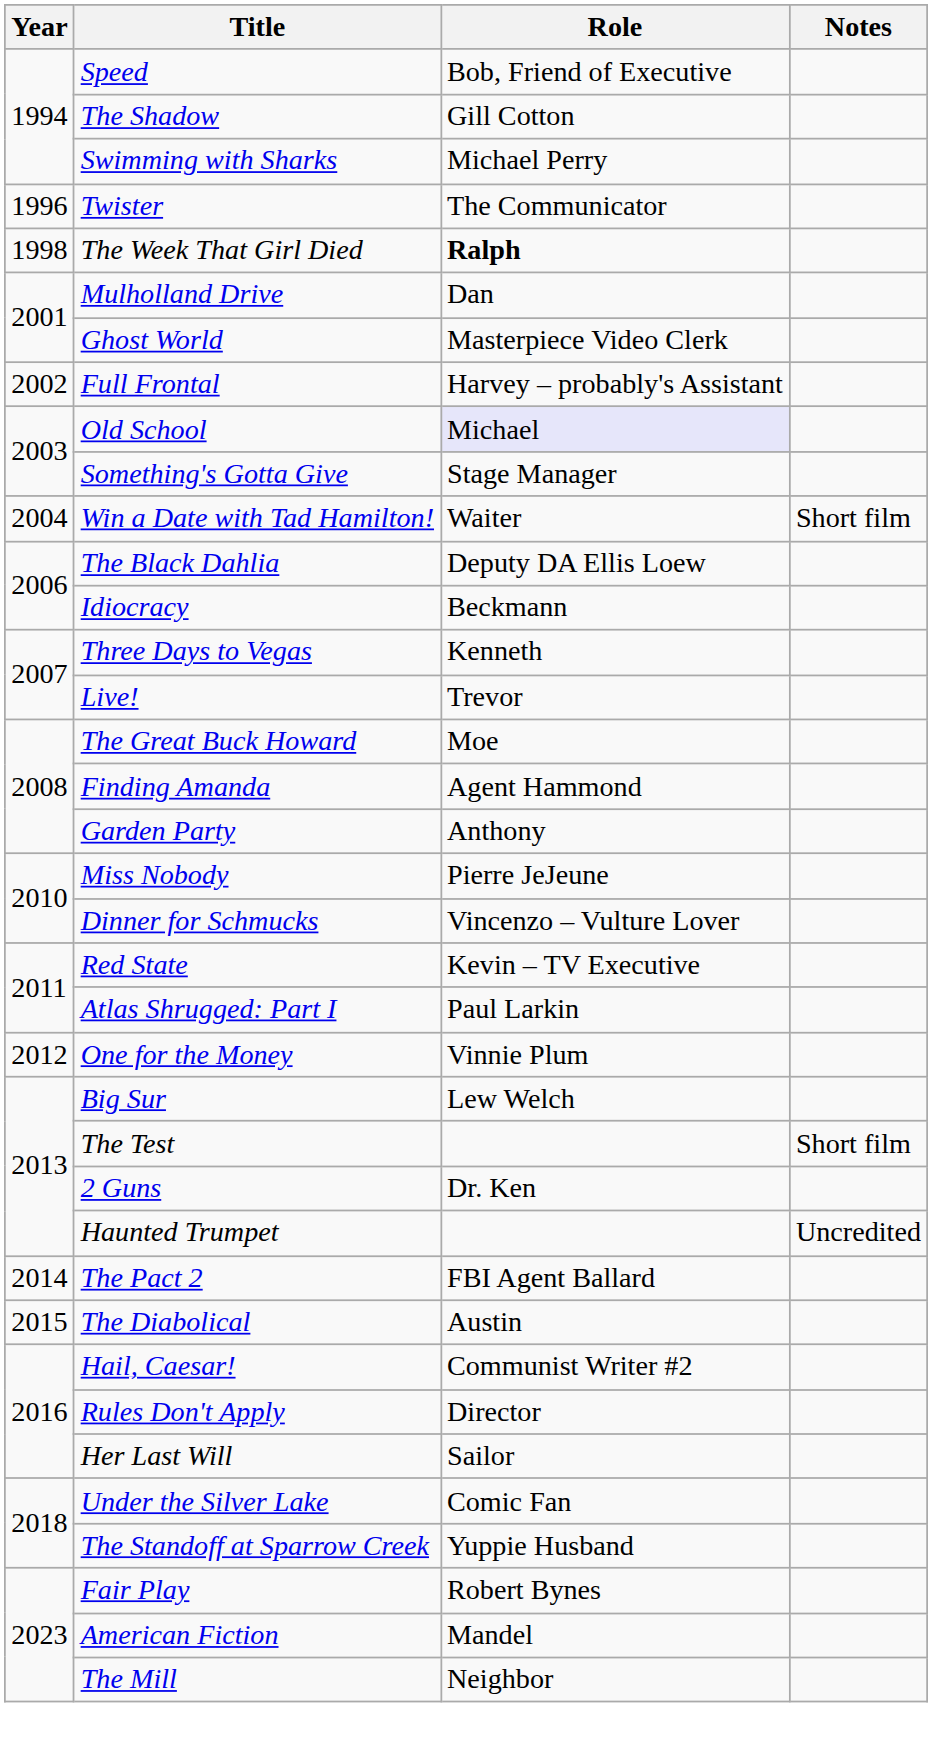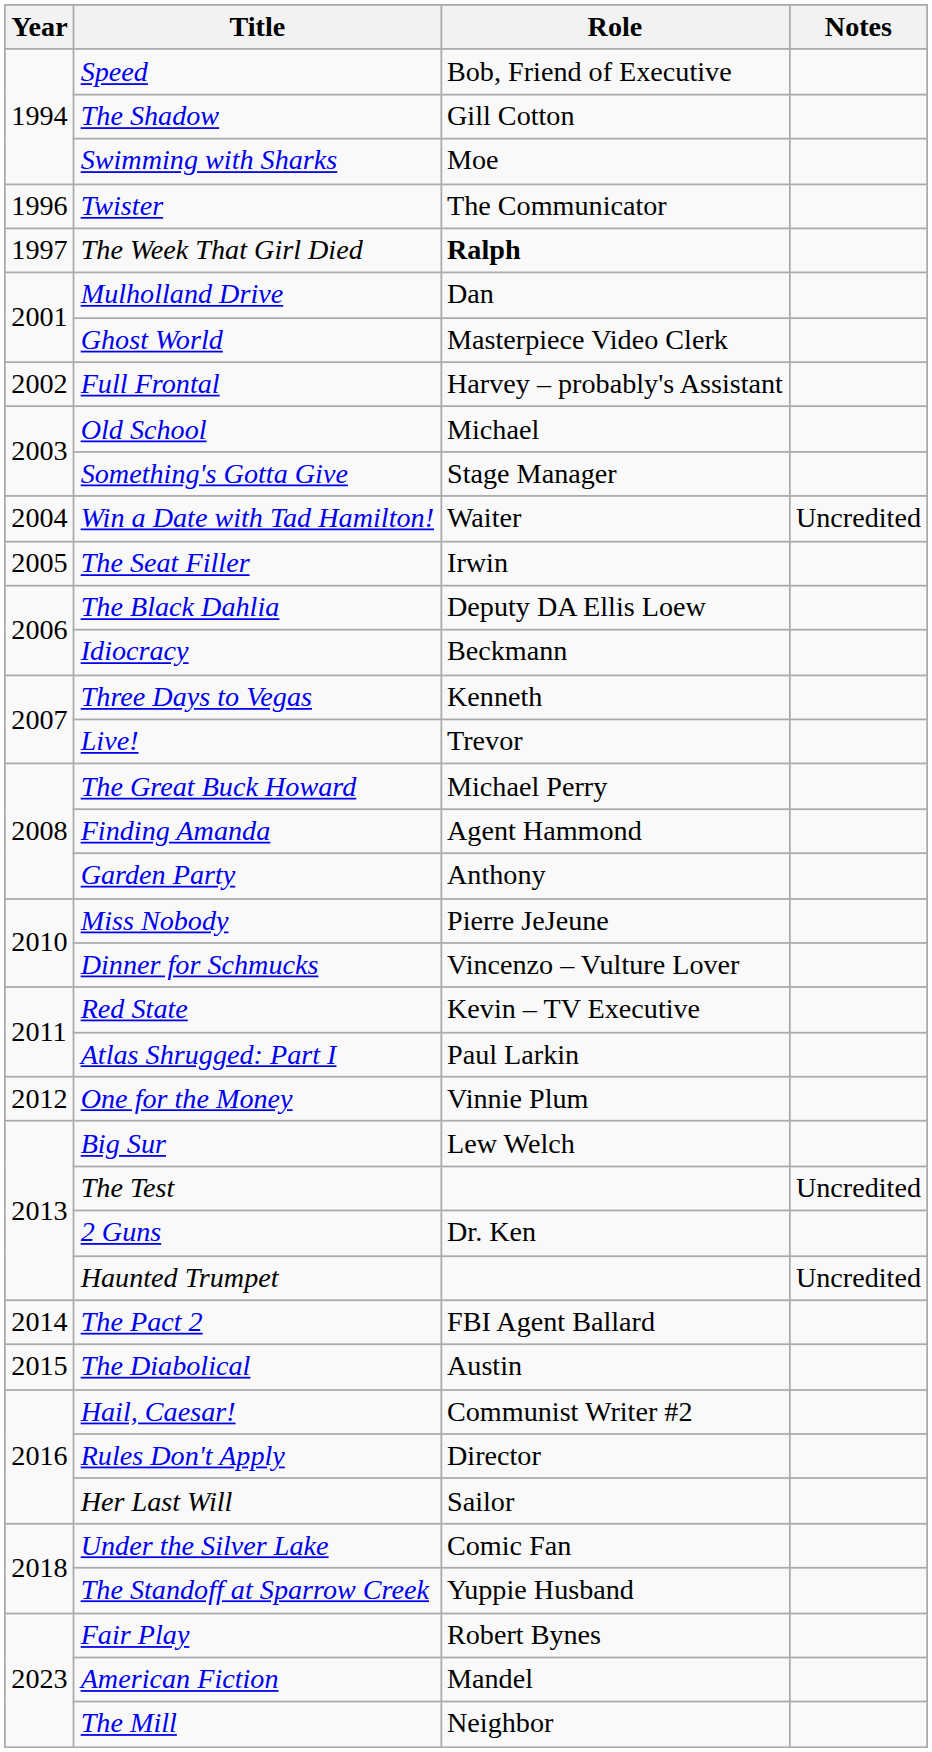(527, 160) Michael Perry -> (473, 160) Moe
(40, 250) 1998 -> (40, 250) 1997
(493, 428) lavender background -> (493, 428) no background
(853, 518) Short film -> (858, 518) Uncredited
+ row: (165, 562)
(473, 741) Moe -> (527, 786) Michael Perry
(853, 1143) Short film -> (858, 1187) Uncredited
